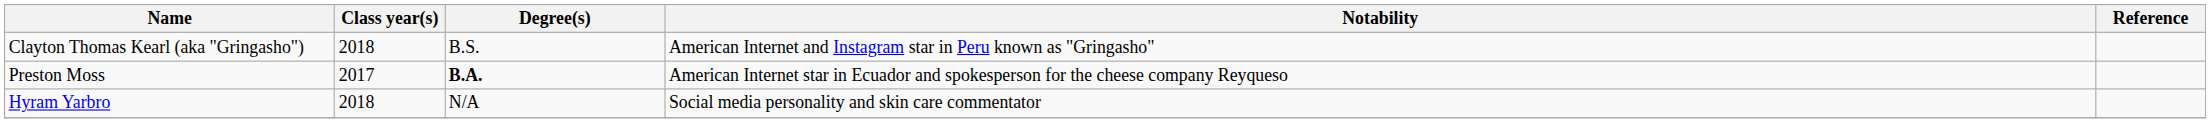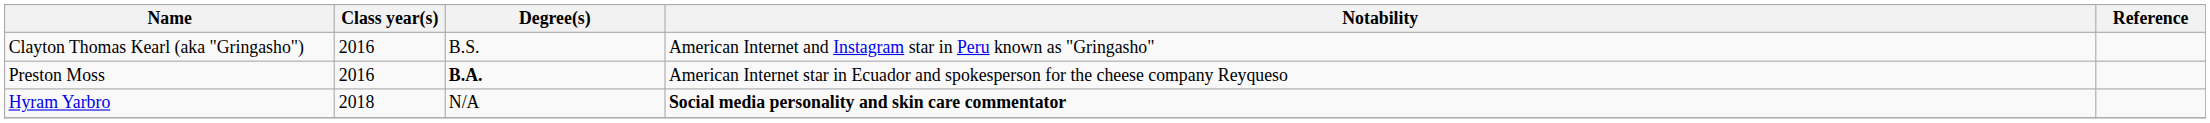(357, 46) 2018 -> (357, 46) 2016
(357, 74) 2017 -> (357, 74) 2016
(855, 103) normal -> (868, 103) bold
